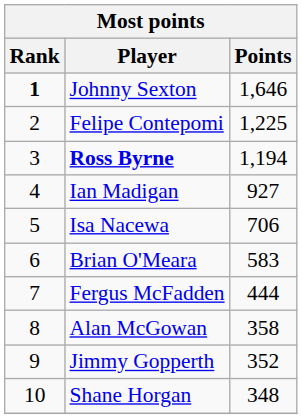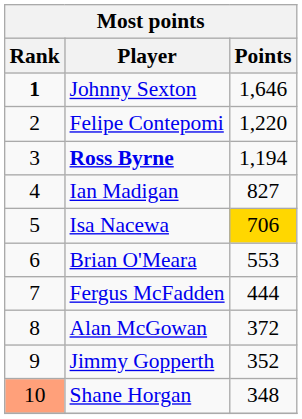(263, 123) 1,225 -> (263, 123) 1,220
(263, 191) 927 -> (263, 191) 827
(263, 225) no background -> (263, 225) gold background
(263, 259) 583 -> (263, 259) 553
(263, 327) 358 -> (263, 327) 372
(35, 395) no background -> (35, 395) lightsalmon background
